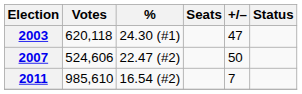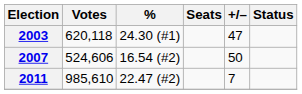(150, 57) 22.47 (#2) -> (150, 57) 16.54 (#2)
(150, 78) 16.54 (#2) -> (150, 78) 22.47 (#2)
